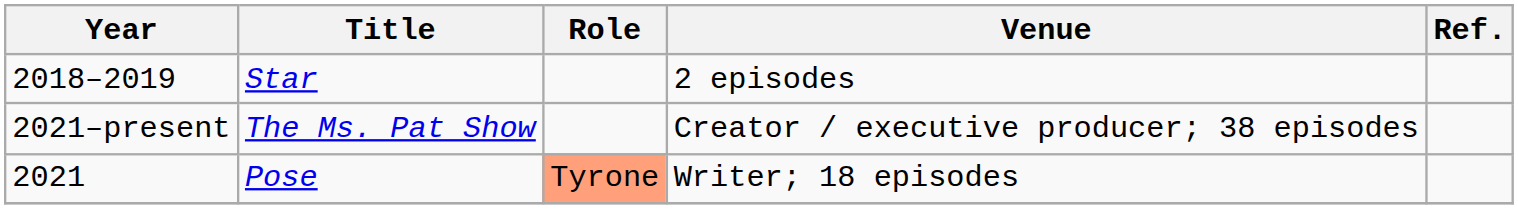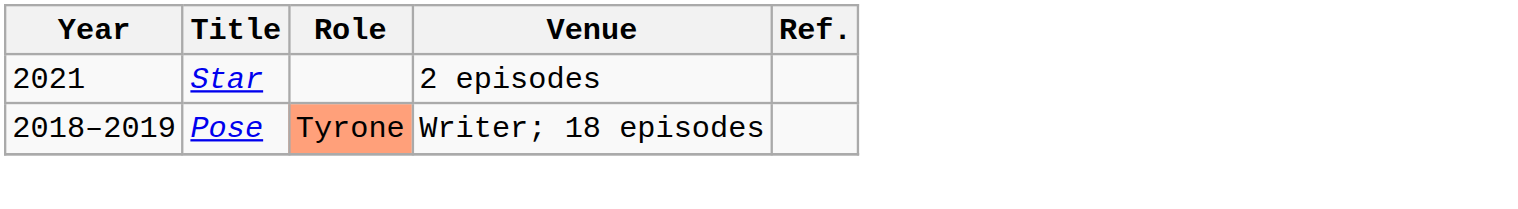(94, 79) 2018–2019 -> (49, 79) 2021
- row: (390, 129)
(49, 178) 2021 -> (94, 129) 2018–2019
